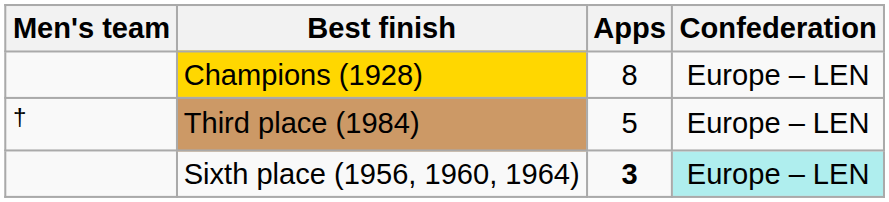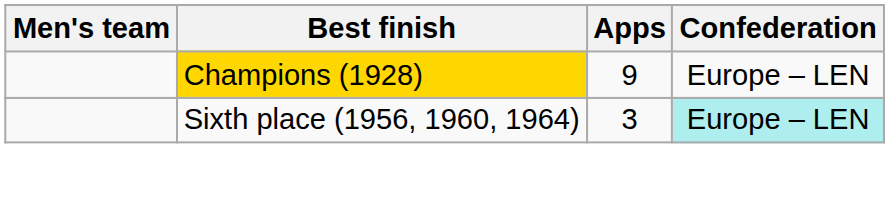(630, 74) 8 -> (630, 74) 9
- row: (302, 124)
(630, 174) bold -> (630, 120) normal
